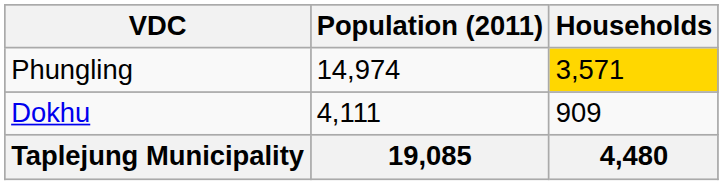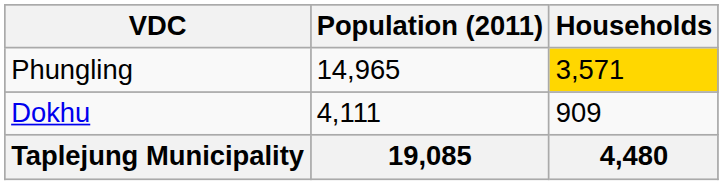(358, 69) 14,974 -> (358, 69) 14,965
